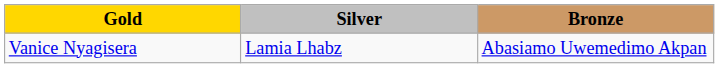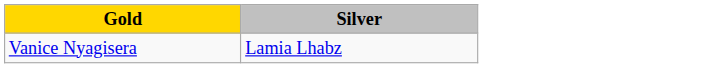- column: (596, 18)
